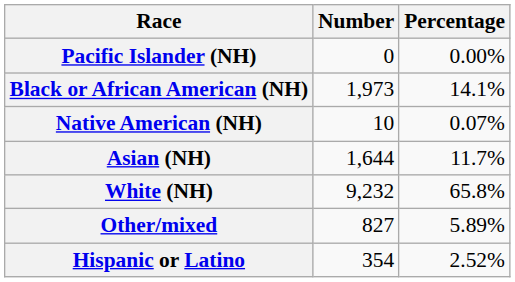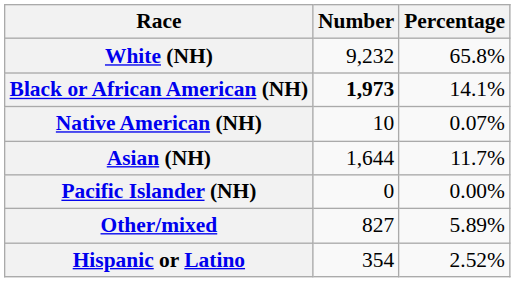rows swapped: (159, 191) <-> (159, 55)
(370, 89) normal -> (370, 89) bold
